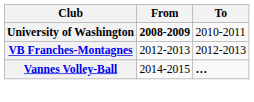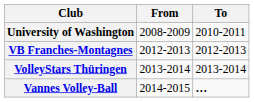(165, 32) bold -> (165, 32) normal
+ row: (71, 69)
